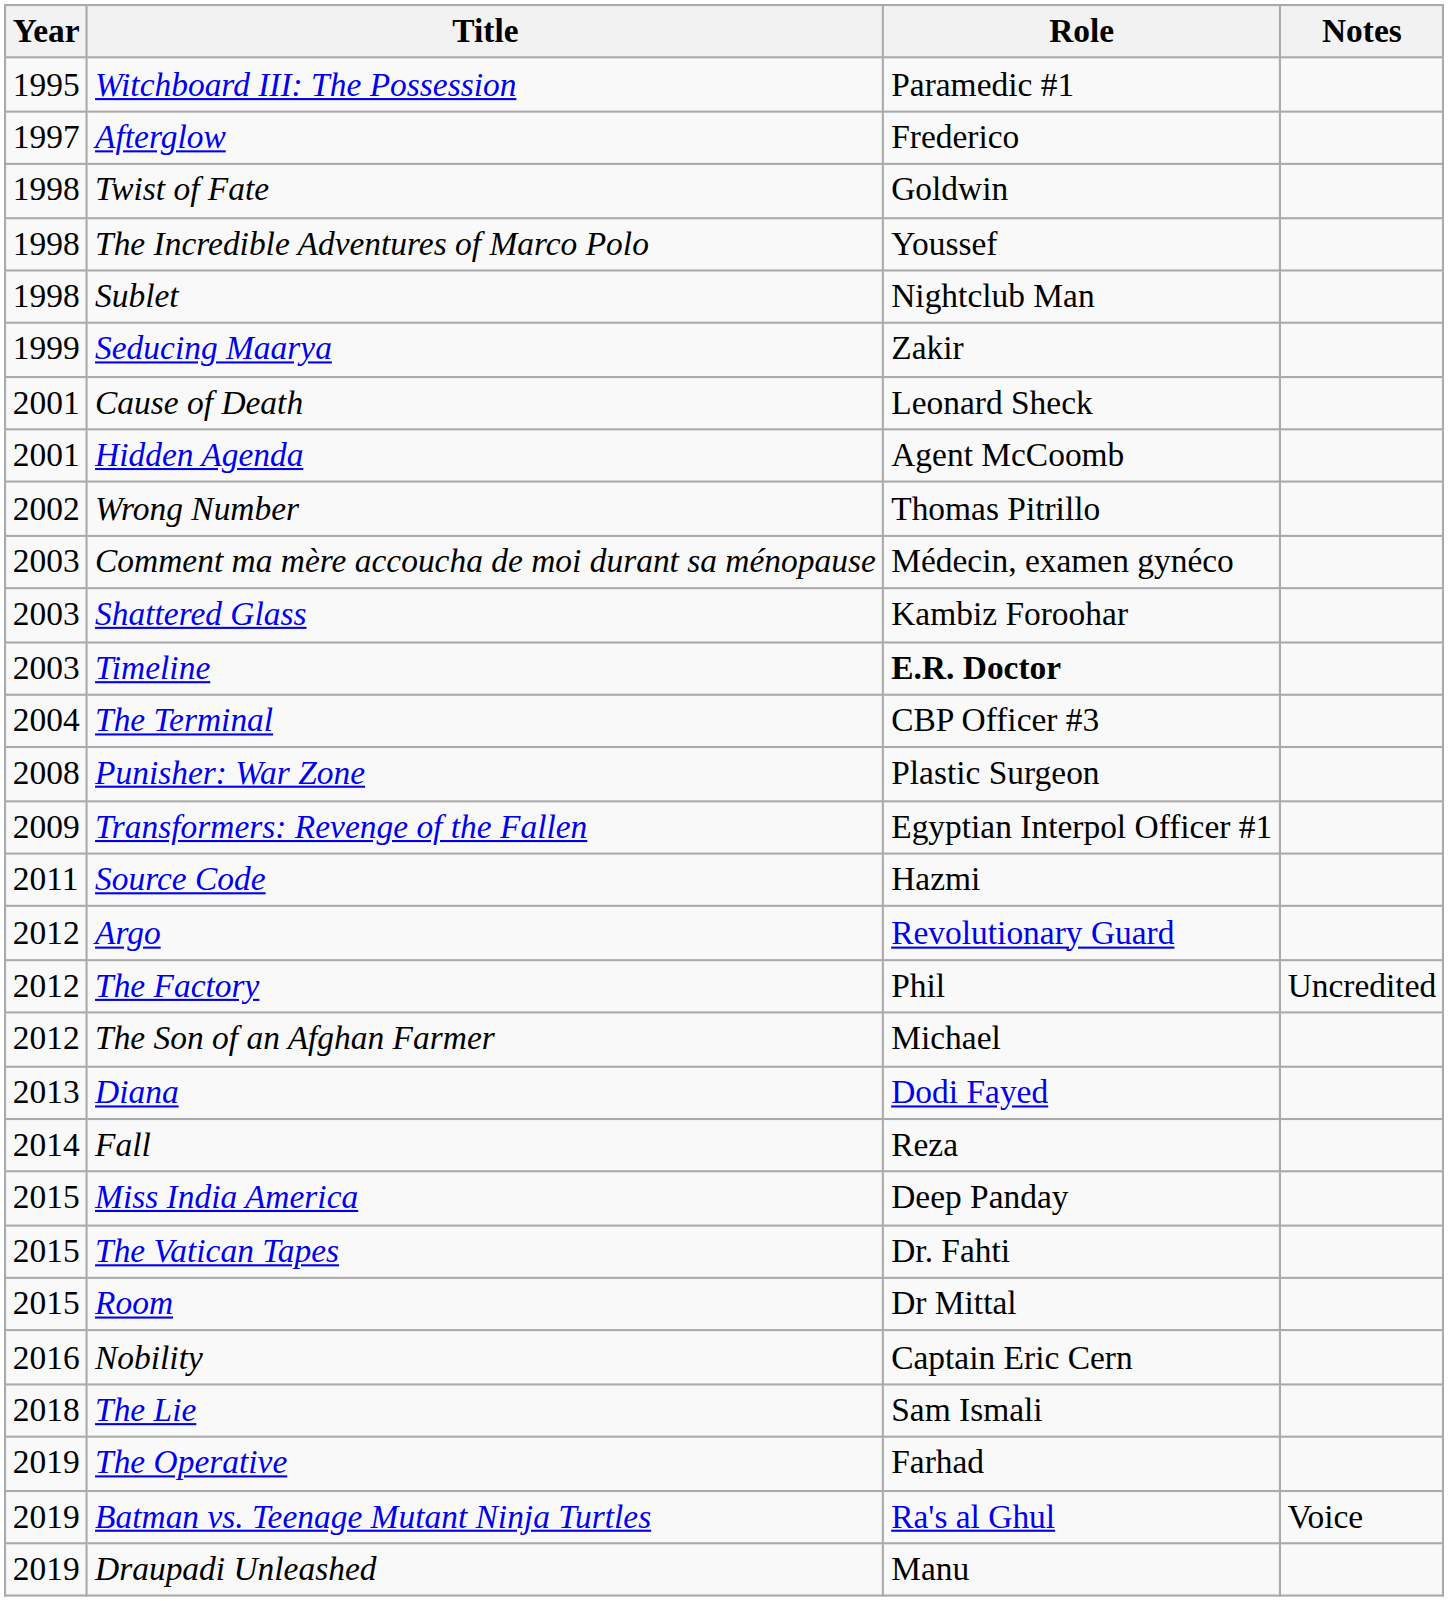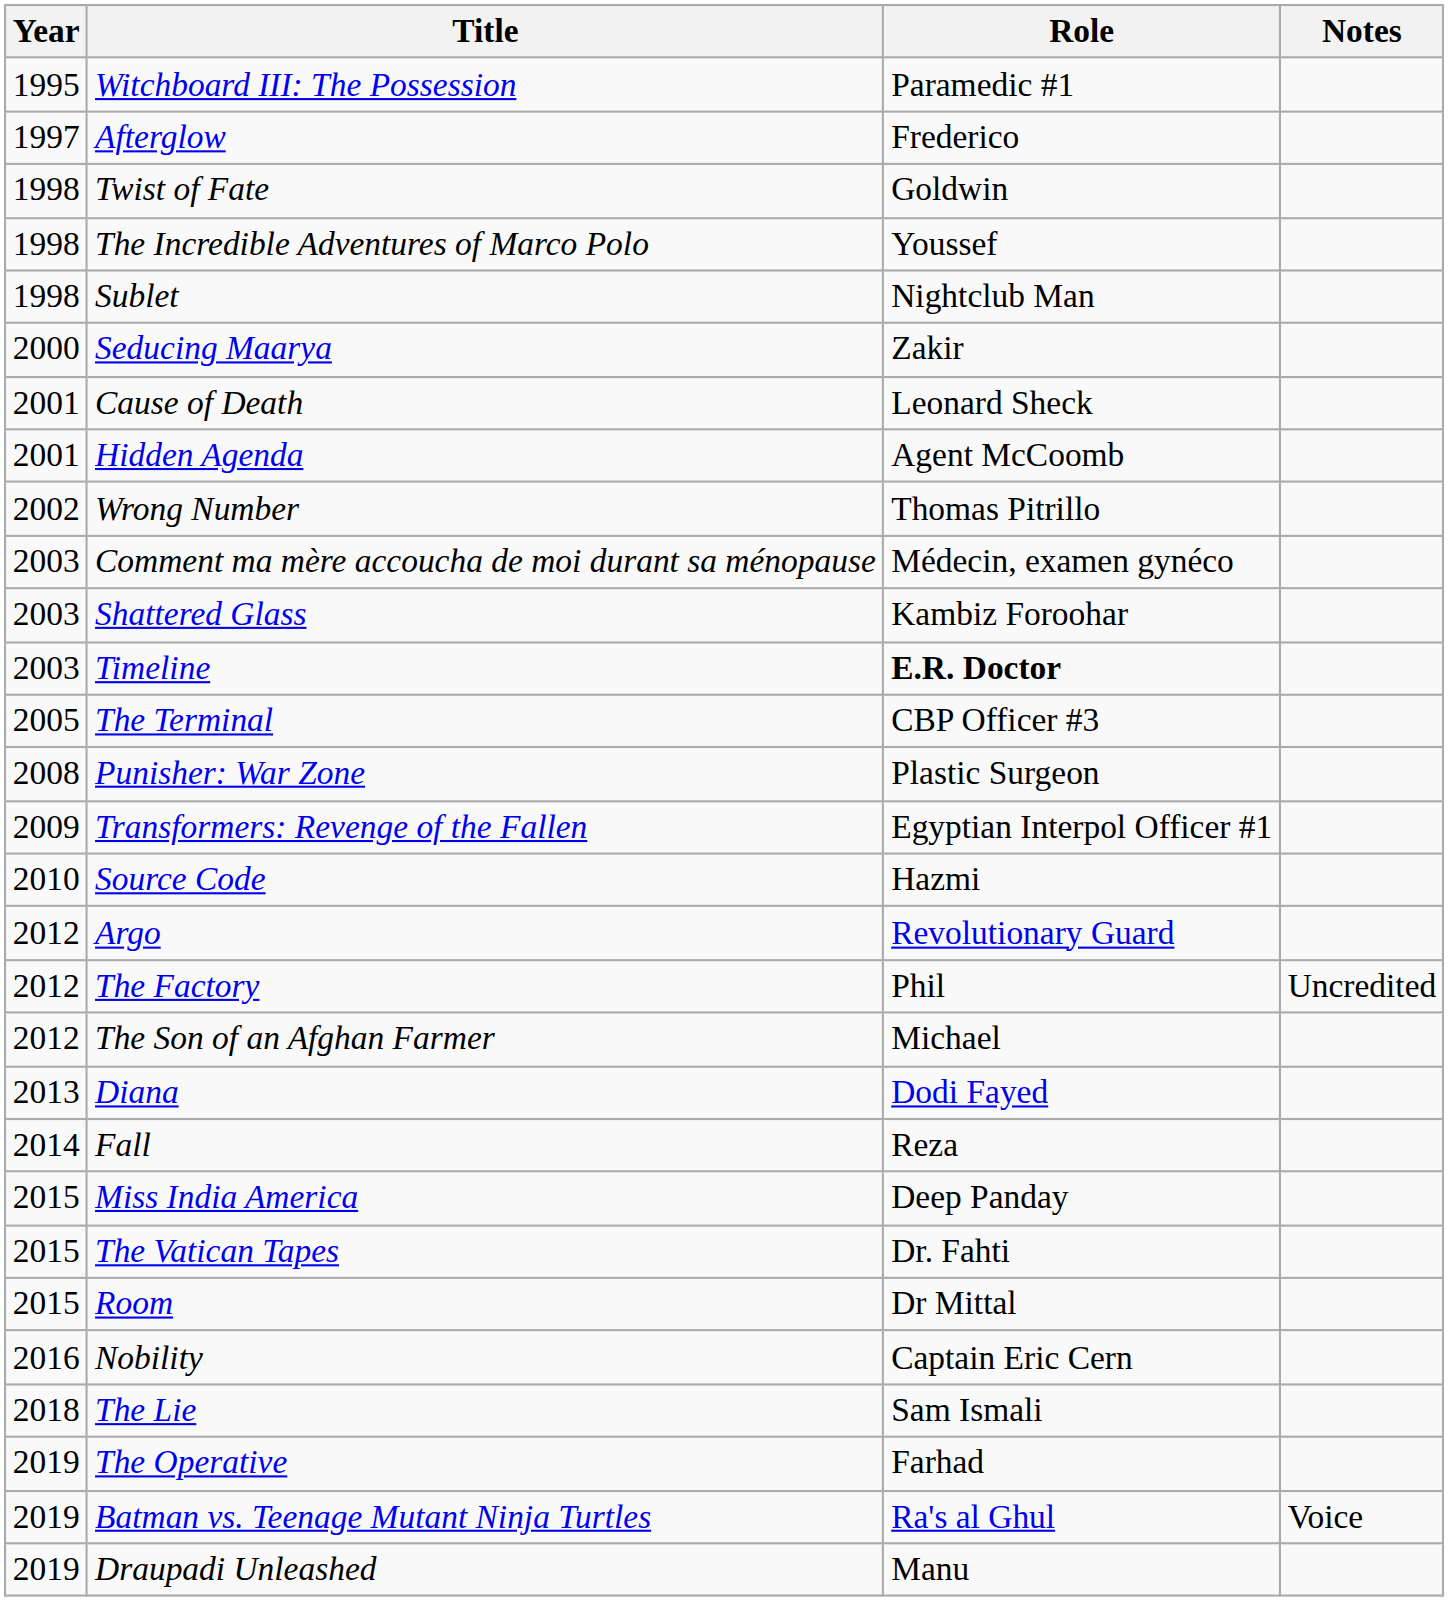(46, 349) 1999 -> (46, 349) 2000
(46, 720) 2004 -> (46, 720) 2005
(46, 879) 2011 -> (46, 879) 2010
